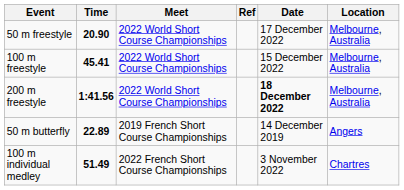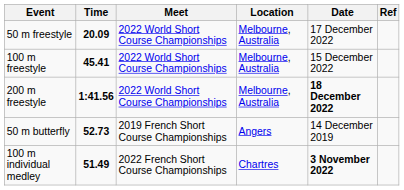columns swapped: (363, 12) <-> (247, 12)
(96, 35) 20.90 -> (96, 35) 20.09
(96, 131) 22.89 -> (96, 131) 52.73
(289, 165) normal -> (340, 165) bold
